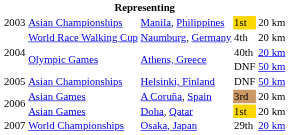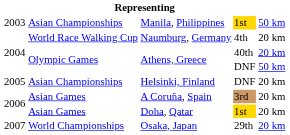(272, 22) 20 km -> (272, 22) 50 km
(272, 81) 50 km -> (272, 81) 20 km
